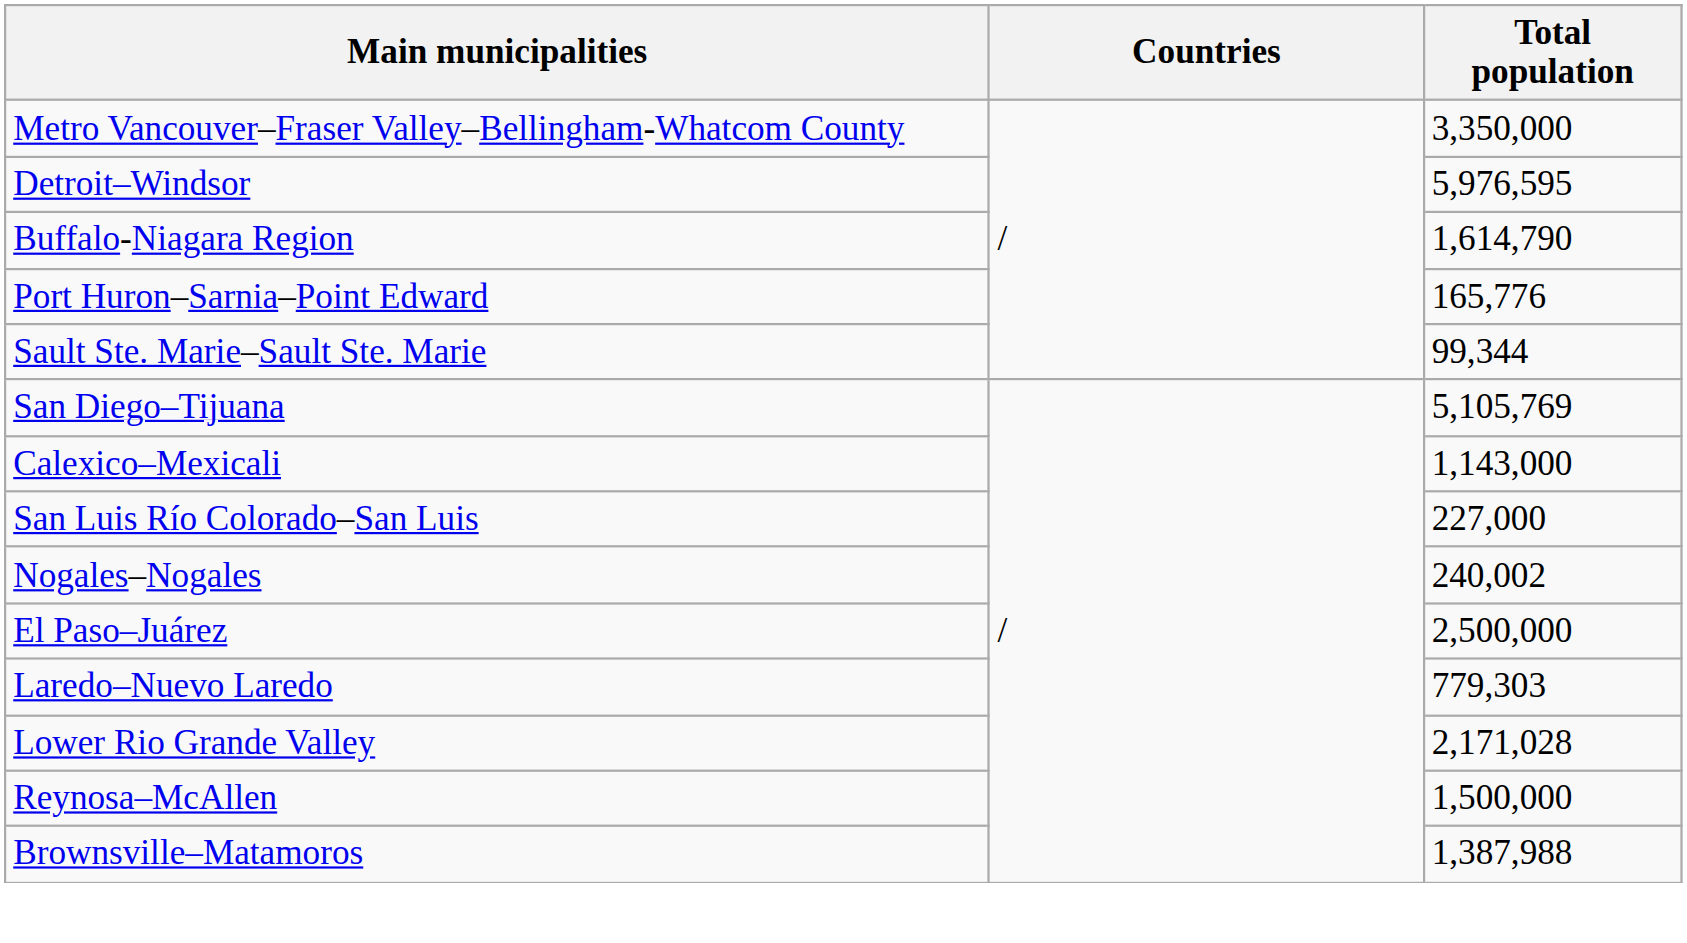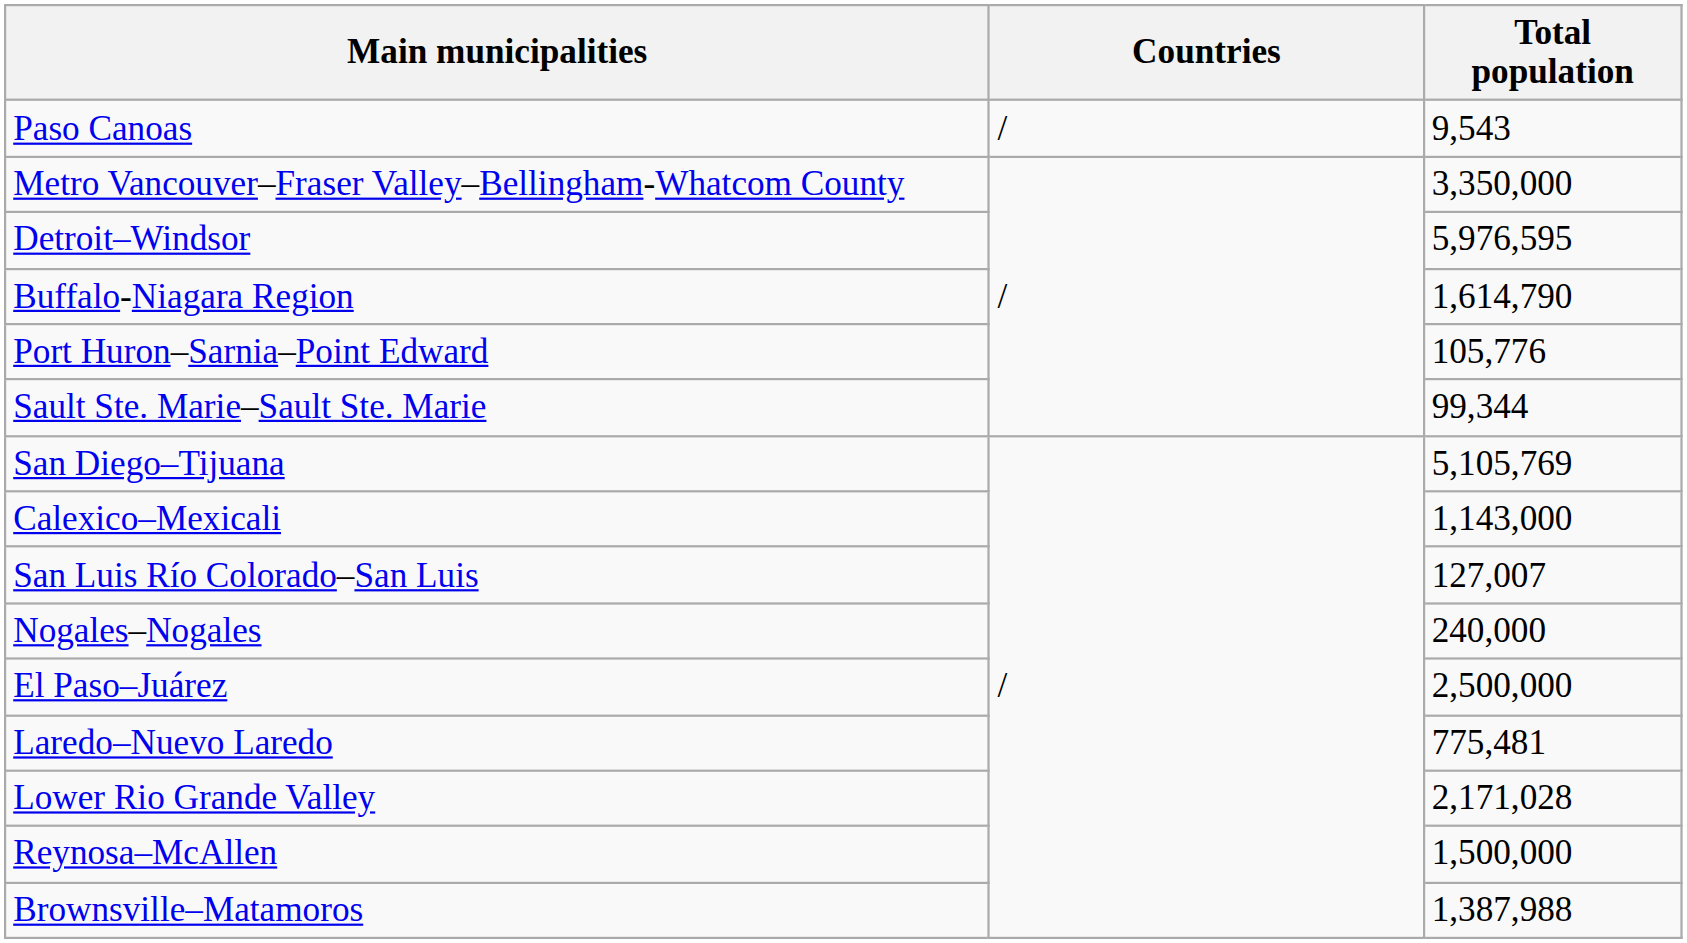+ row: (103, 127)
(1489, 295) 165,776 -> (1489, 351) 105,776
(1489, 518) 227,000 -> (1489, 574) 127,007
(1489, 574) 240,002 -> (1489, 630) 240,000
(1489, 686) 779,303 -> (1489, 741) 775,481
